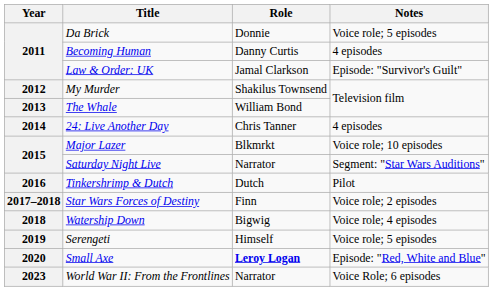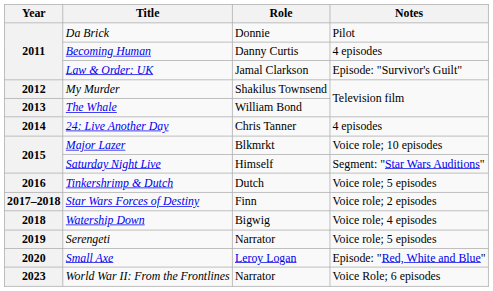(384, 32) Voice role; 5 episodes -> (344, 32) Pilot
(255, 164) Narrator -> (254, 164) Himself
(344, 182) Pilot -> (384, 182) Voice role; 5 episodes
(254, 239) Himself -> (255, 239) Narrator
(268, 257) bold -> (266, 257) normal
